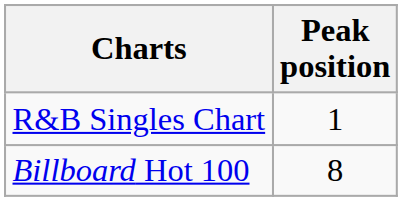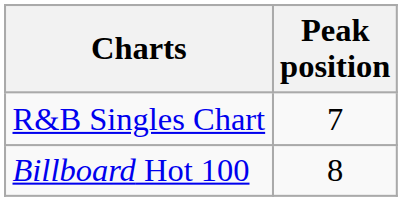(335, 118) 1 -> (335, 118) 7
